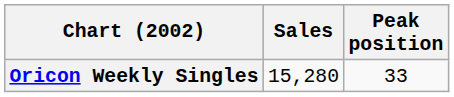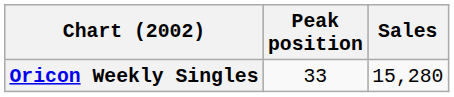columns swapped: (396, 32) <-> (303, 32)
